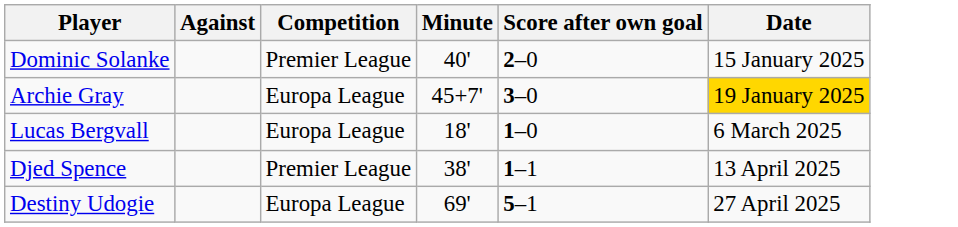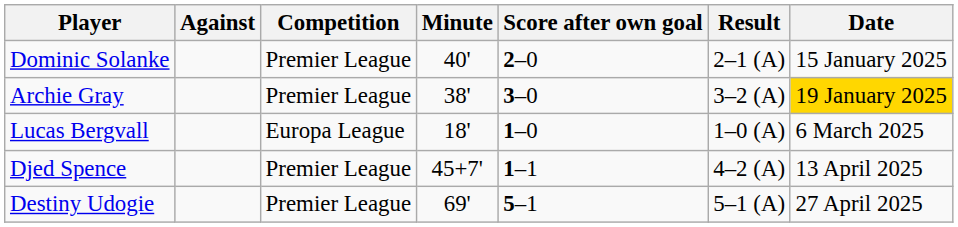+ column: (749, 22)
(335, 95) Europa League -> (338, 95) Premier League
(457, 95) 45+7' -> (457, 95) 38'
(457, 167) 38' -> (457, 167) 45+7'
(335, 204) Europa League -> (338, 204) Premier League
